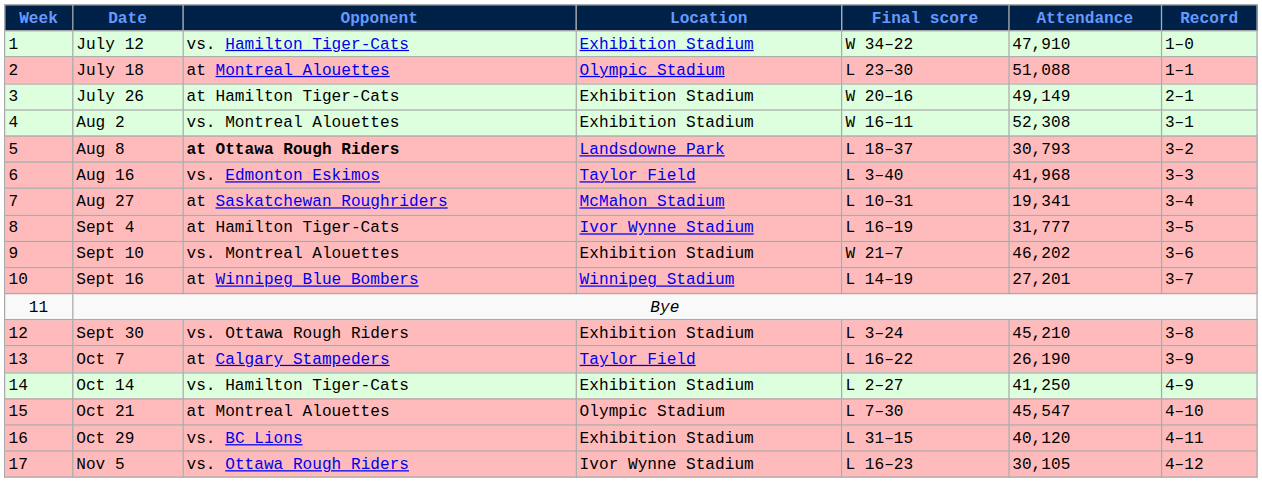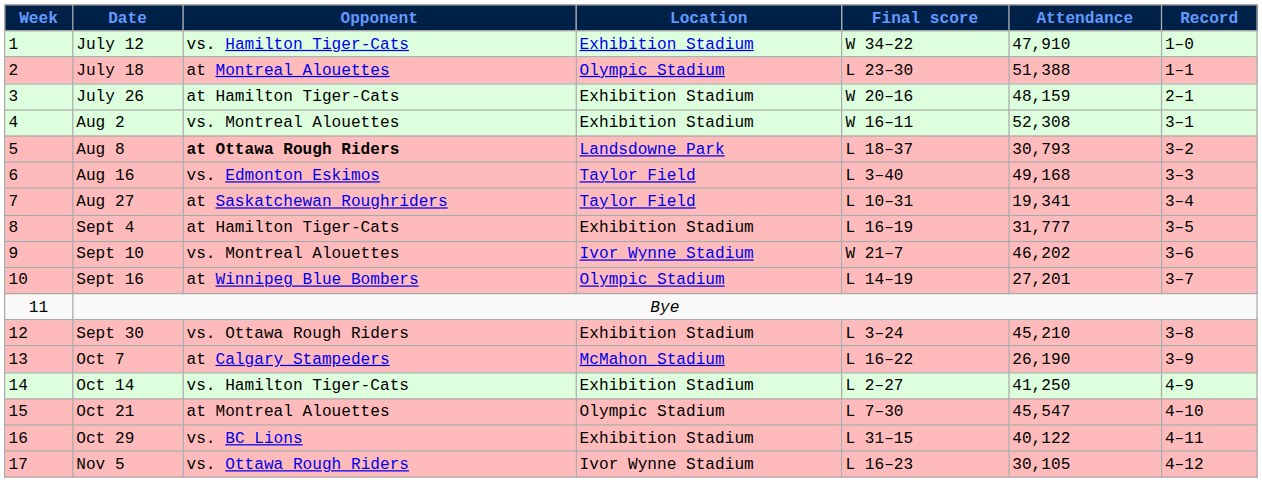(1041, 70) 51,088 -> (1041, 70) 51,388
(1041, 97) 49,149 -> (1041, 97) 48,159
(1041, 175) 41,968 -> (1041, 175) 49,168
(652, 202) McMahon Stadium -> (638, 202) Taylor Field
(667, 228) Ivor Wynne Stadium -> (667, 228) Exhibition Stadium
(667, 254) Exhibition Stadium -> (667, 254) Ivor Wynne Stadium
(657, 280) Winnipeg Stadium -> (652, 280) Olympic Stadium
(638, 359) Taylor Field -> (652, 359) McMahon Stadium
(1041, 438) 40,120 -> (1041, 438) 40,122
